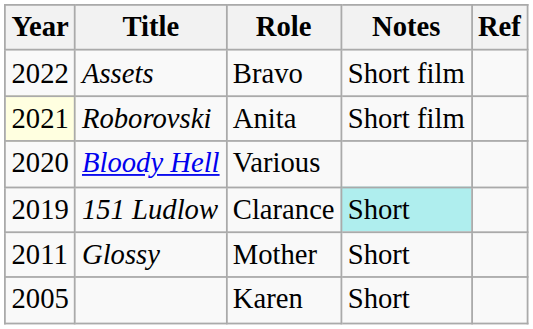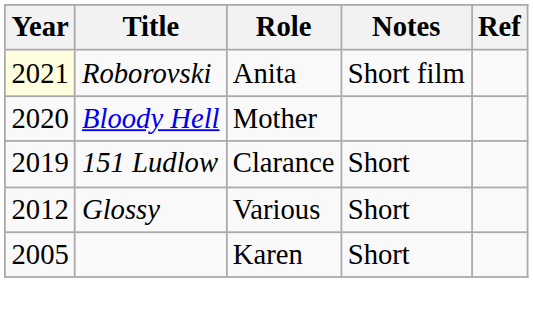- row: (118, 72)
(277, 163) Various -> (275, 118) Mother
(379, 208) paleturquoise background -> (379, 163) no background
(40, 254) 2011 -> (40, 208) 2012
(275, 254) Mother -> (277, 208) Various
